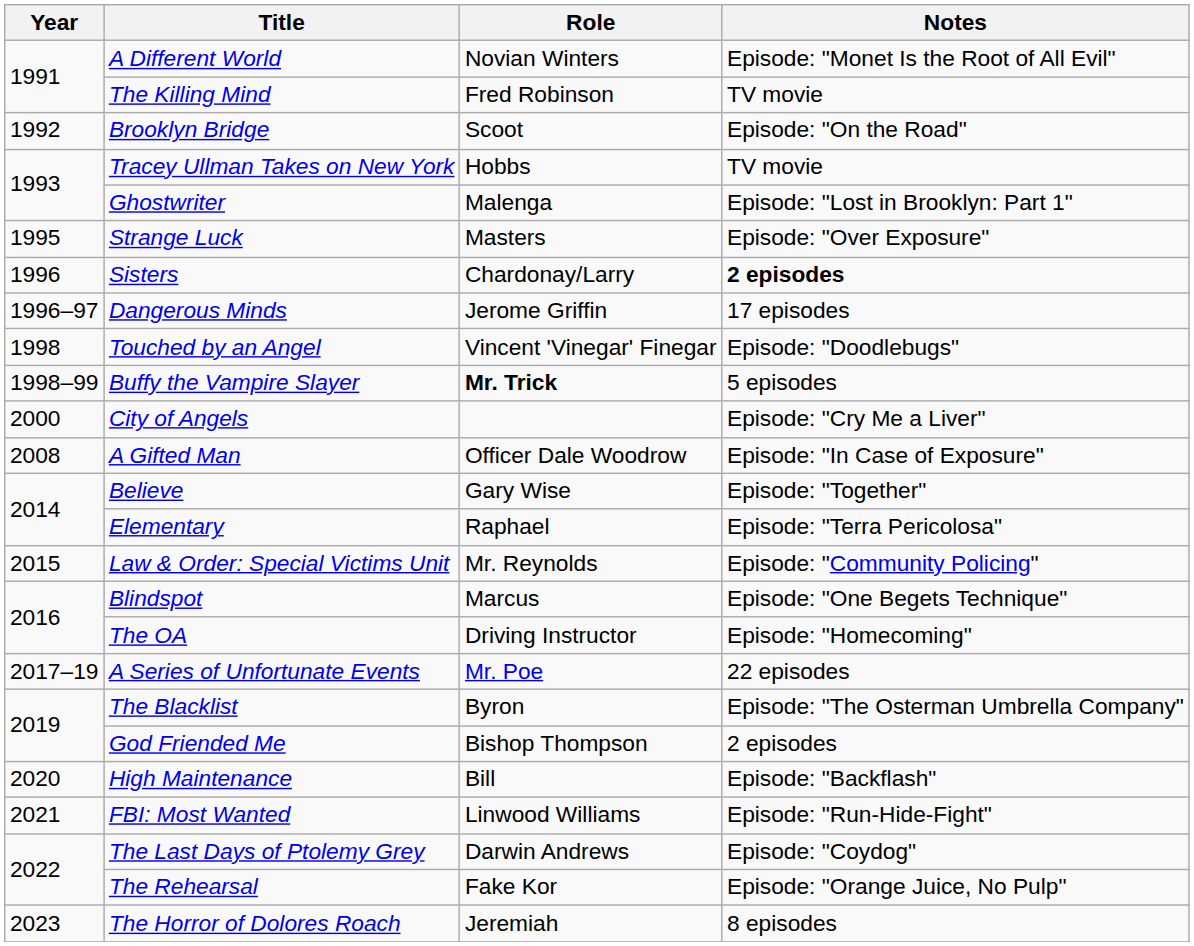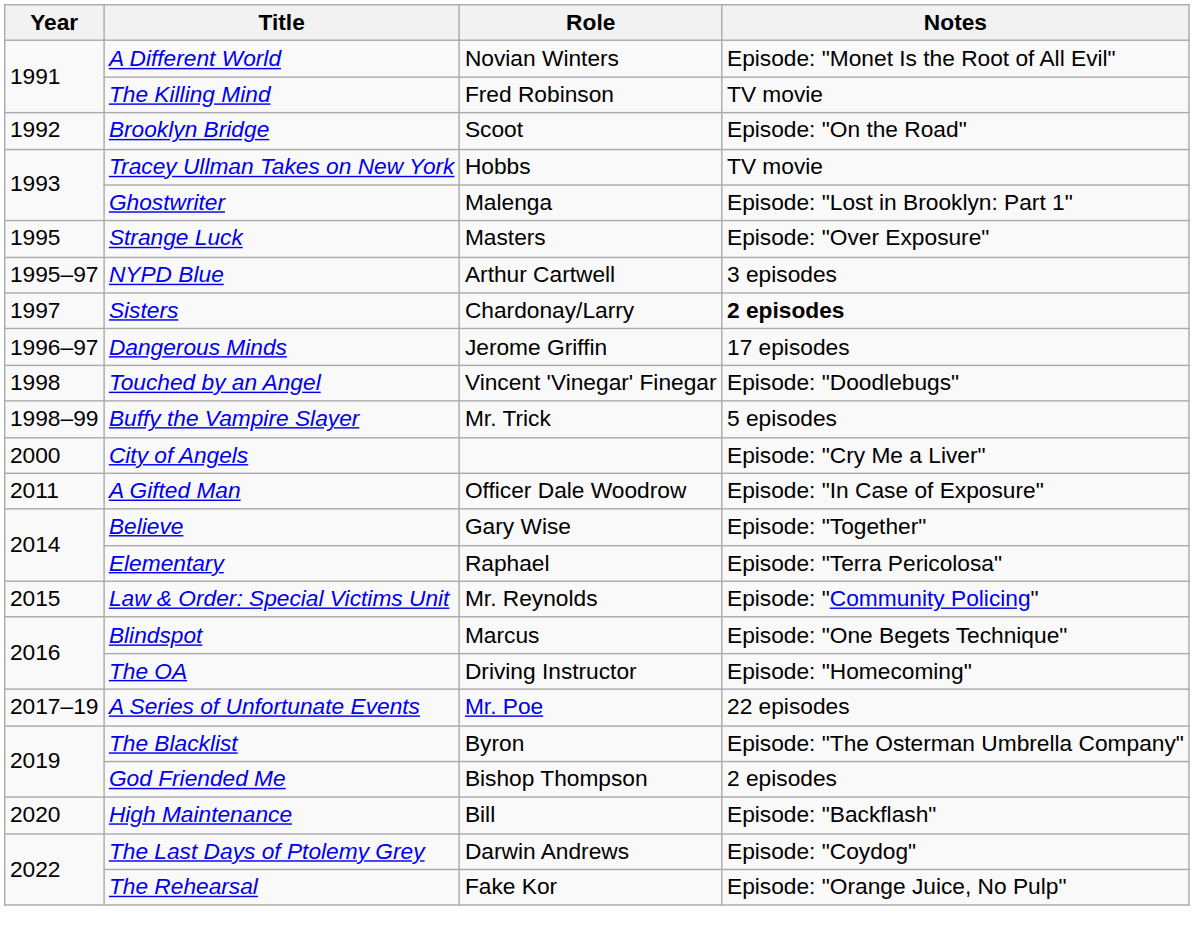+ row: (166, 274)
(35, 274) 1996 -> (35, 310) 1997
(511, 382) bold -> (508, 418) normal
(35, 454) 2008 -> (34, 490) 2011
- row: (200, 815)
- row: (255, 923)
